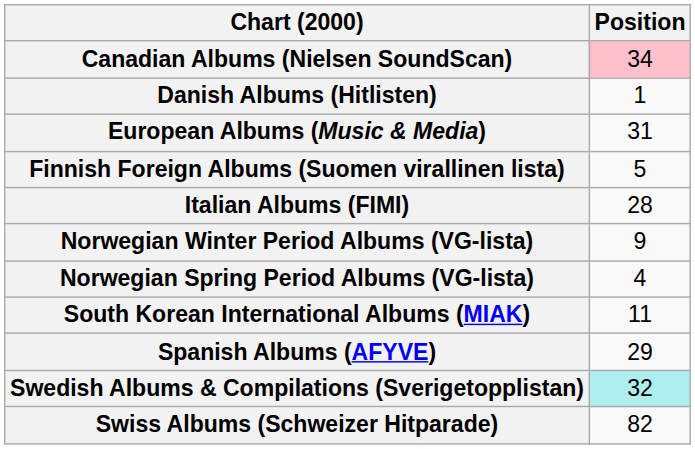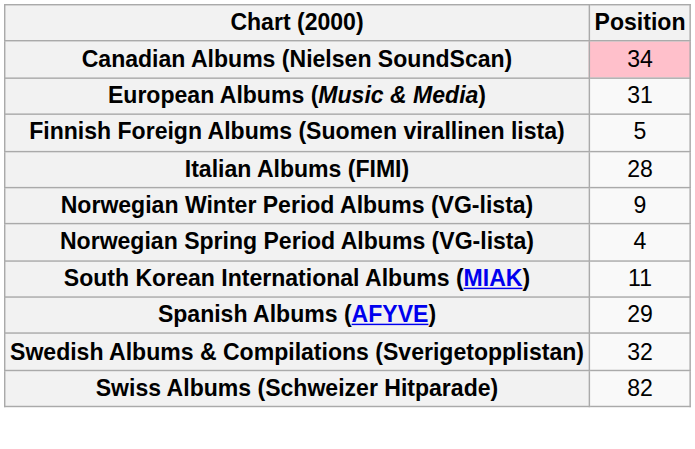- row: (297, 95)
(640, 388) paleturquoise background -> (640, 351) no background
